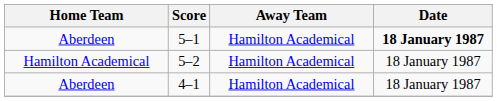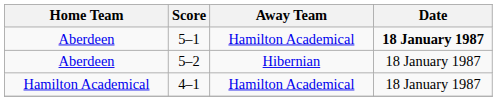(87, 61) Hamilton Academical -> (87, 61) Aberdeen
(291, 61) Hamilton Academical -> (291, 61) Hibernian
(87, 84) Aberdeen -> (87, 84) Hamilton Academical
